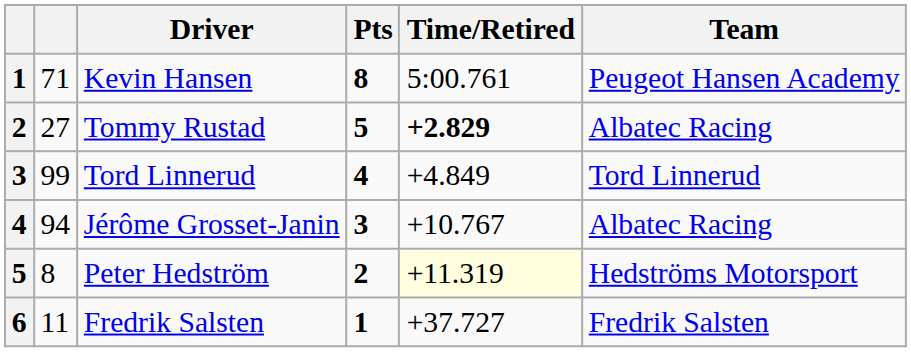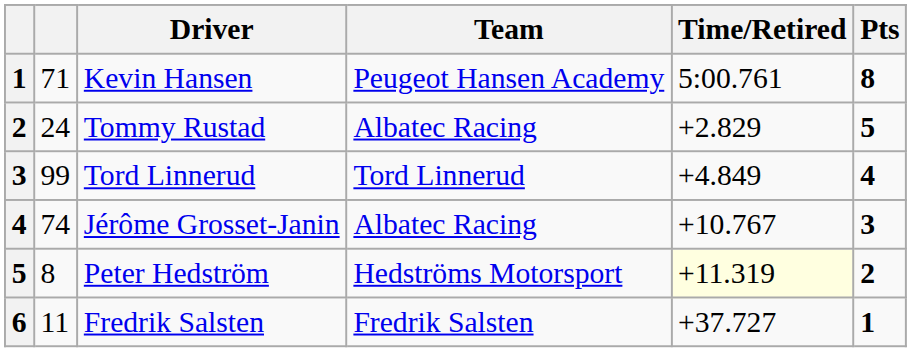columns swapped: (744, 29) <-> (373, 29)
(55, 126) 27 -> (55, 126) 24
(448, 126) bold -> (720, 126) normal
(55, 224) 94 -> (55, 224) 74
